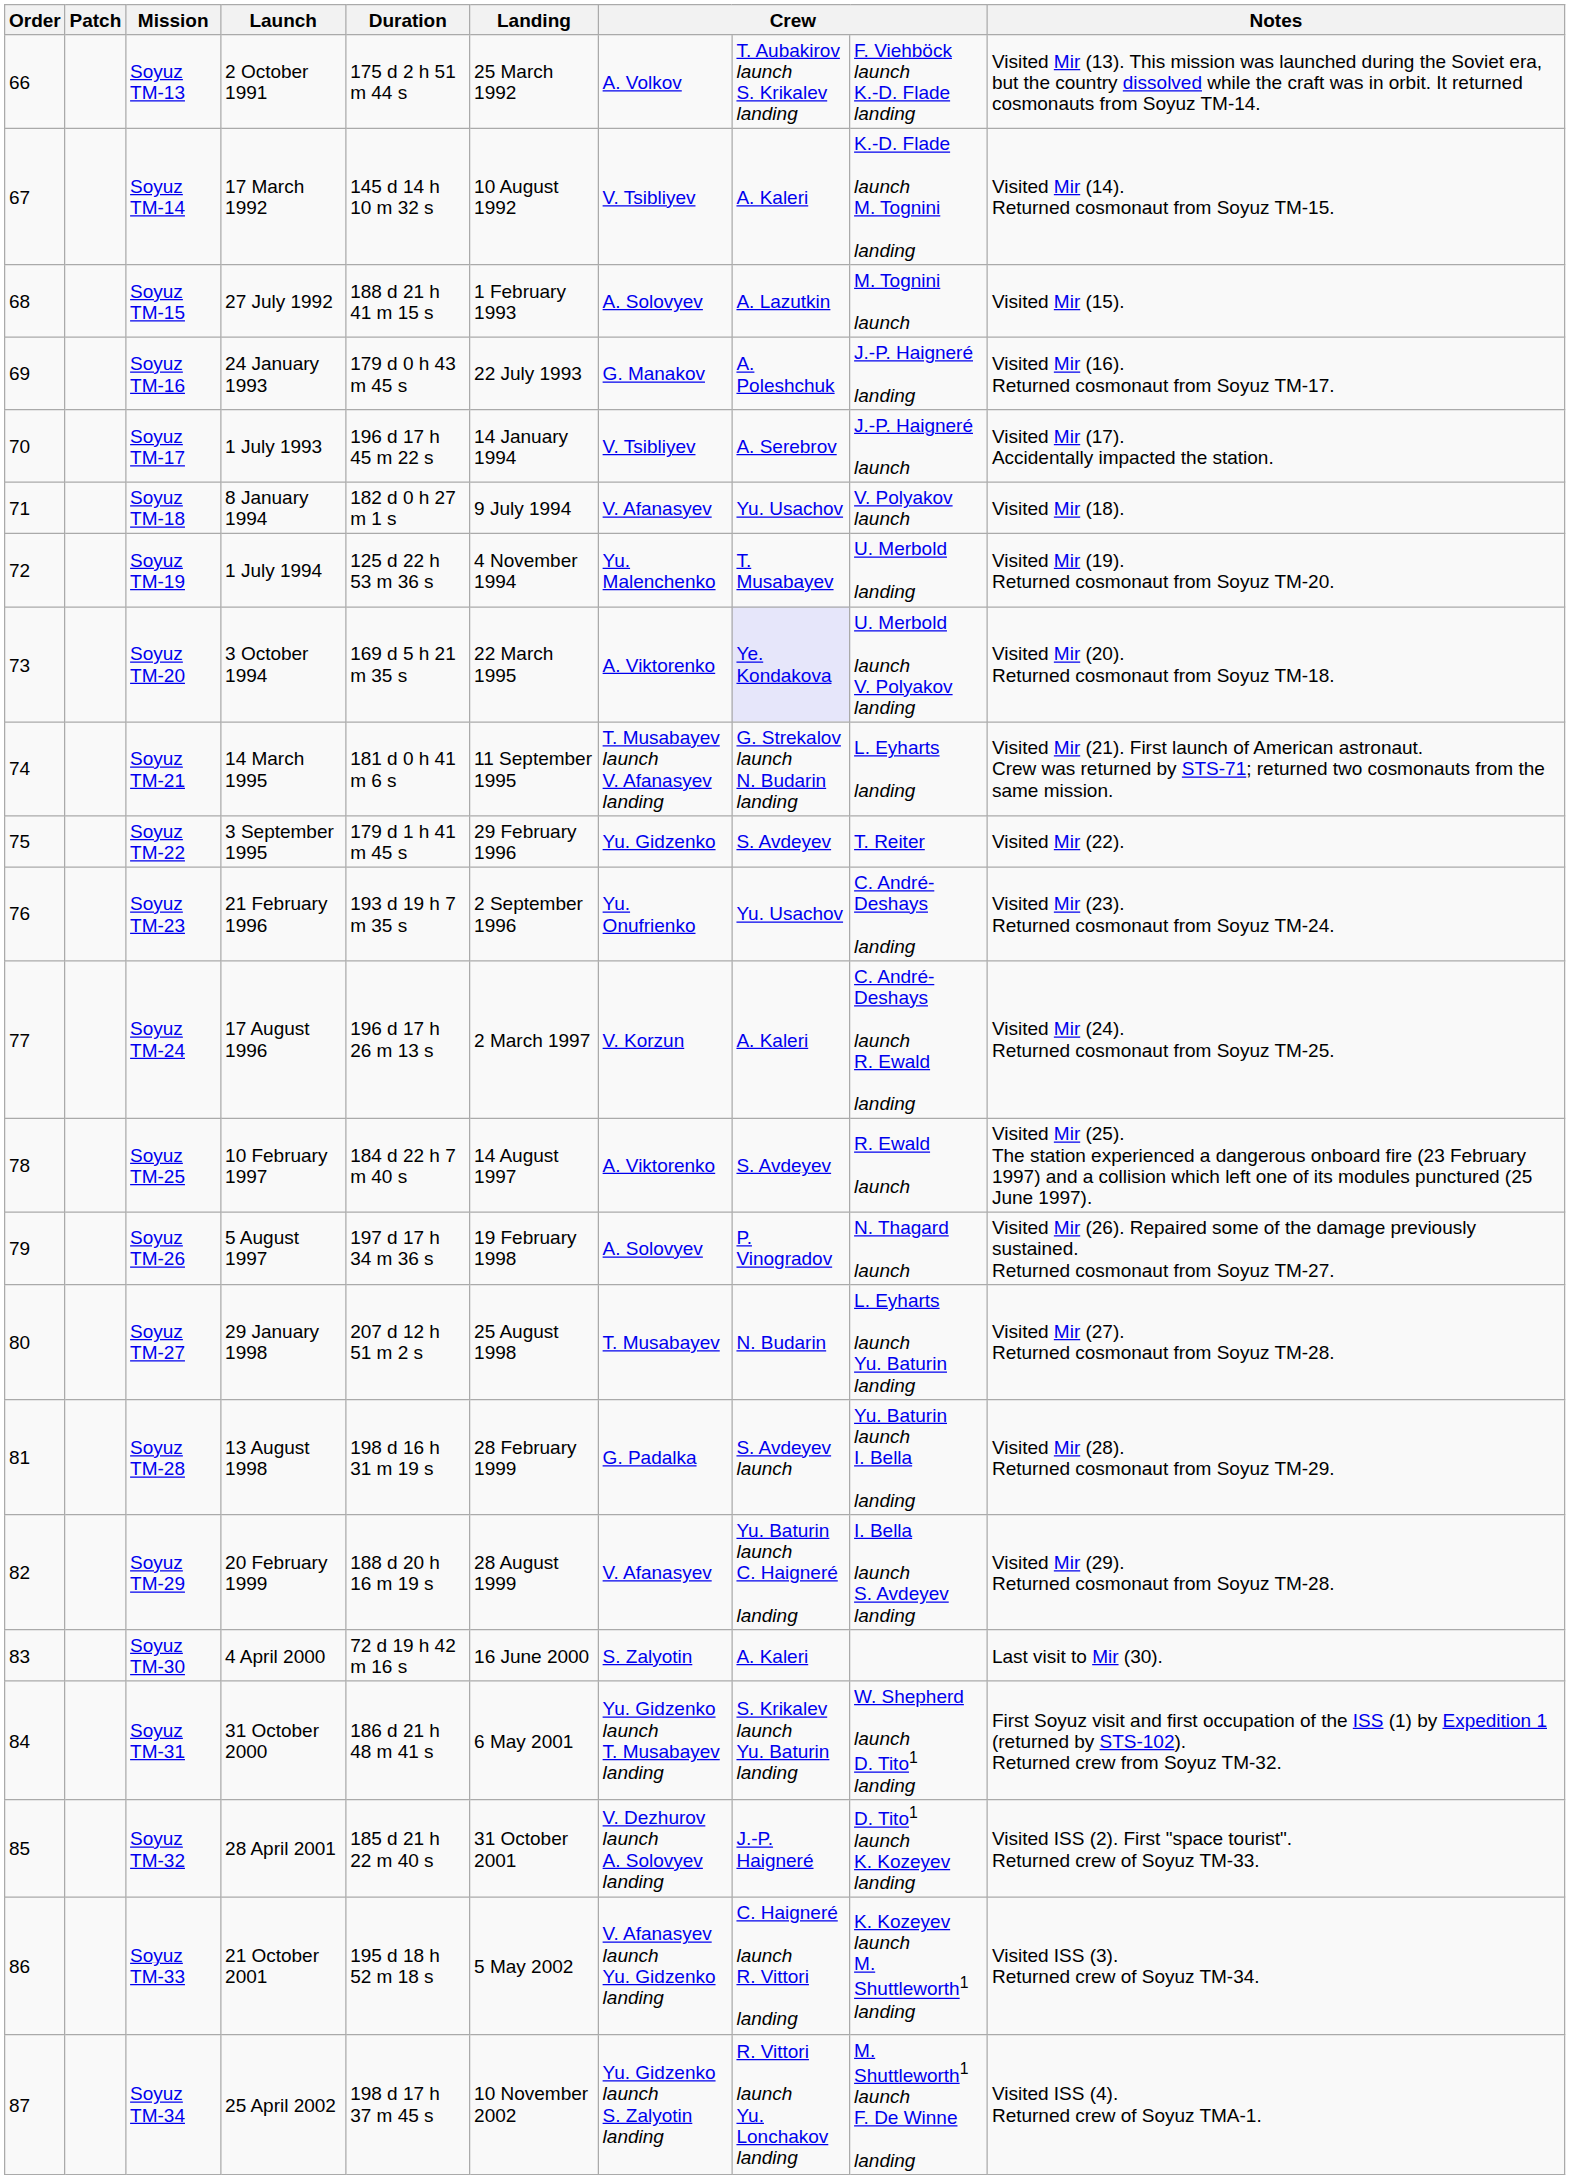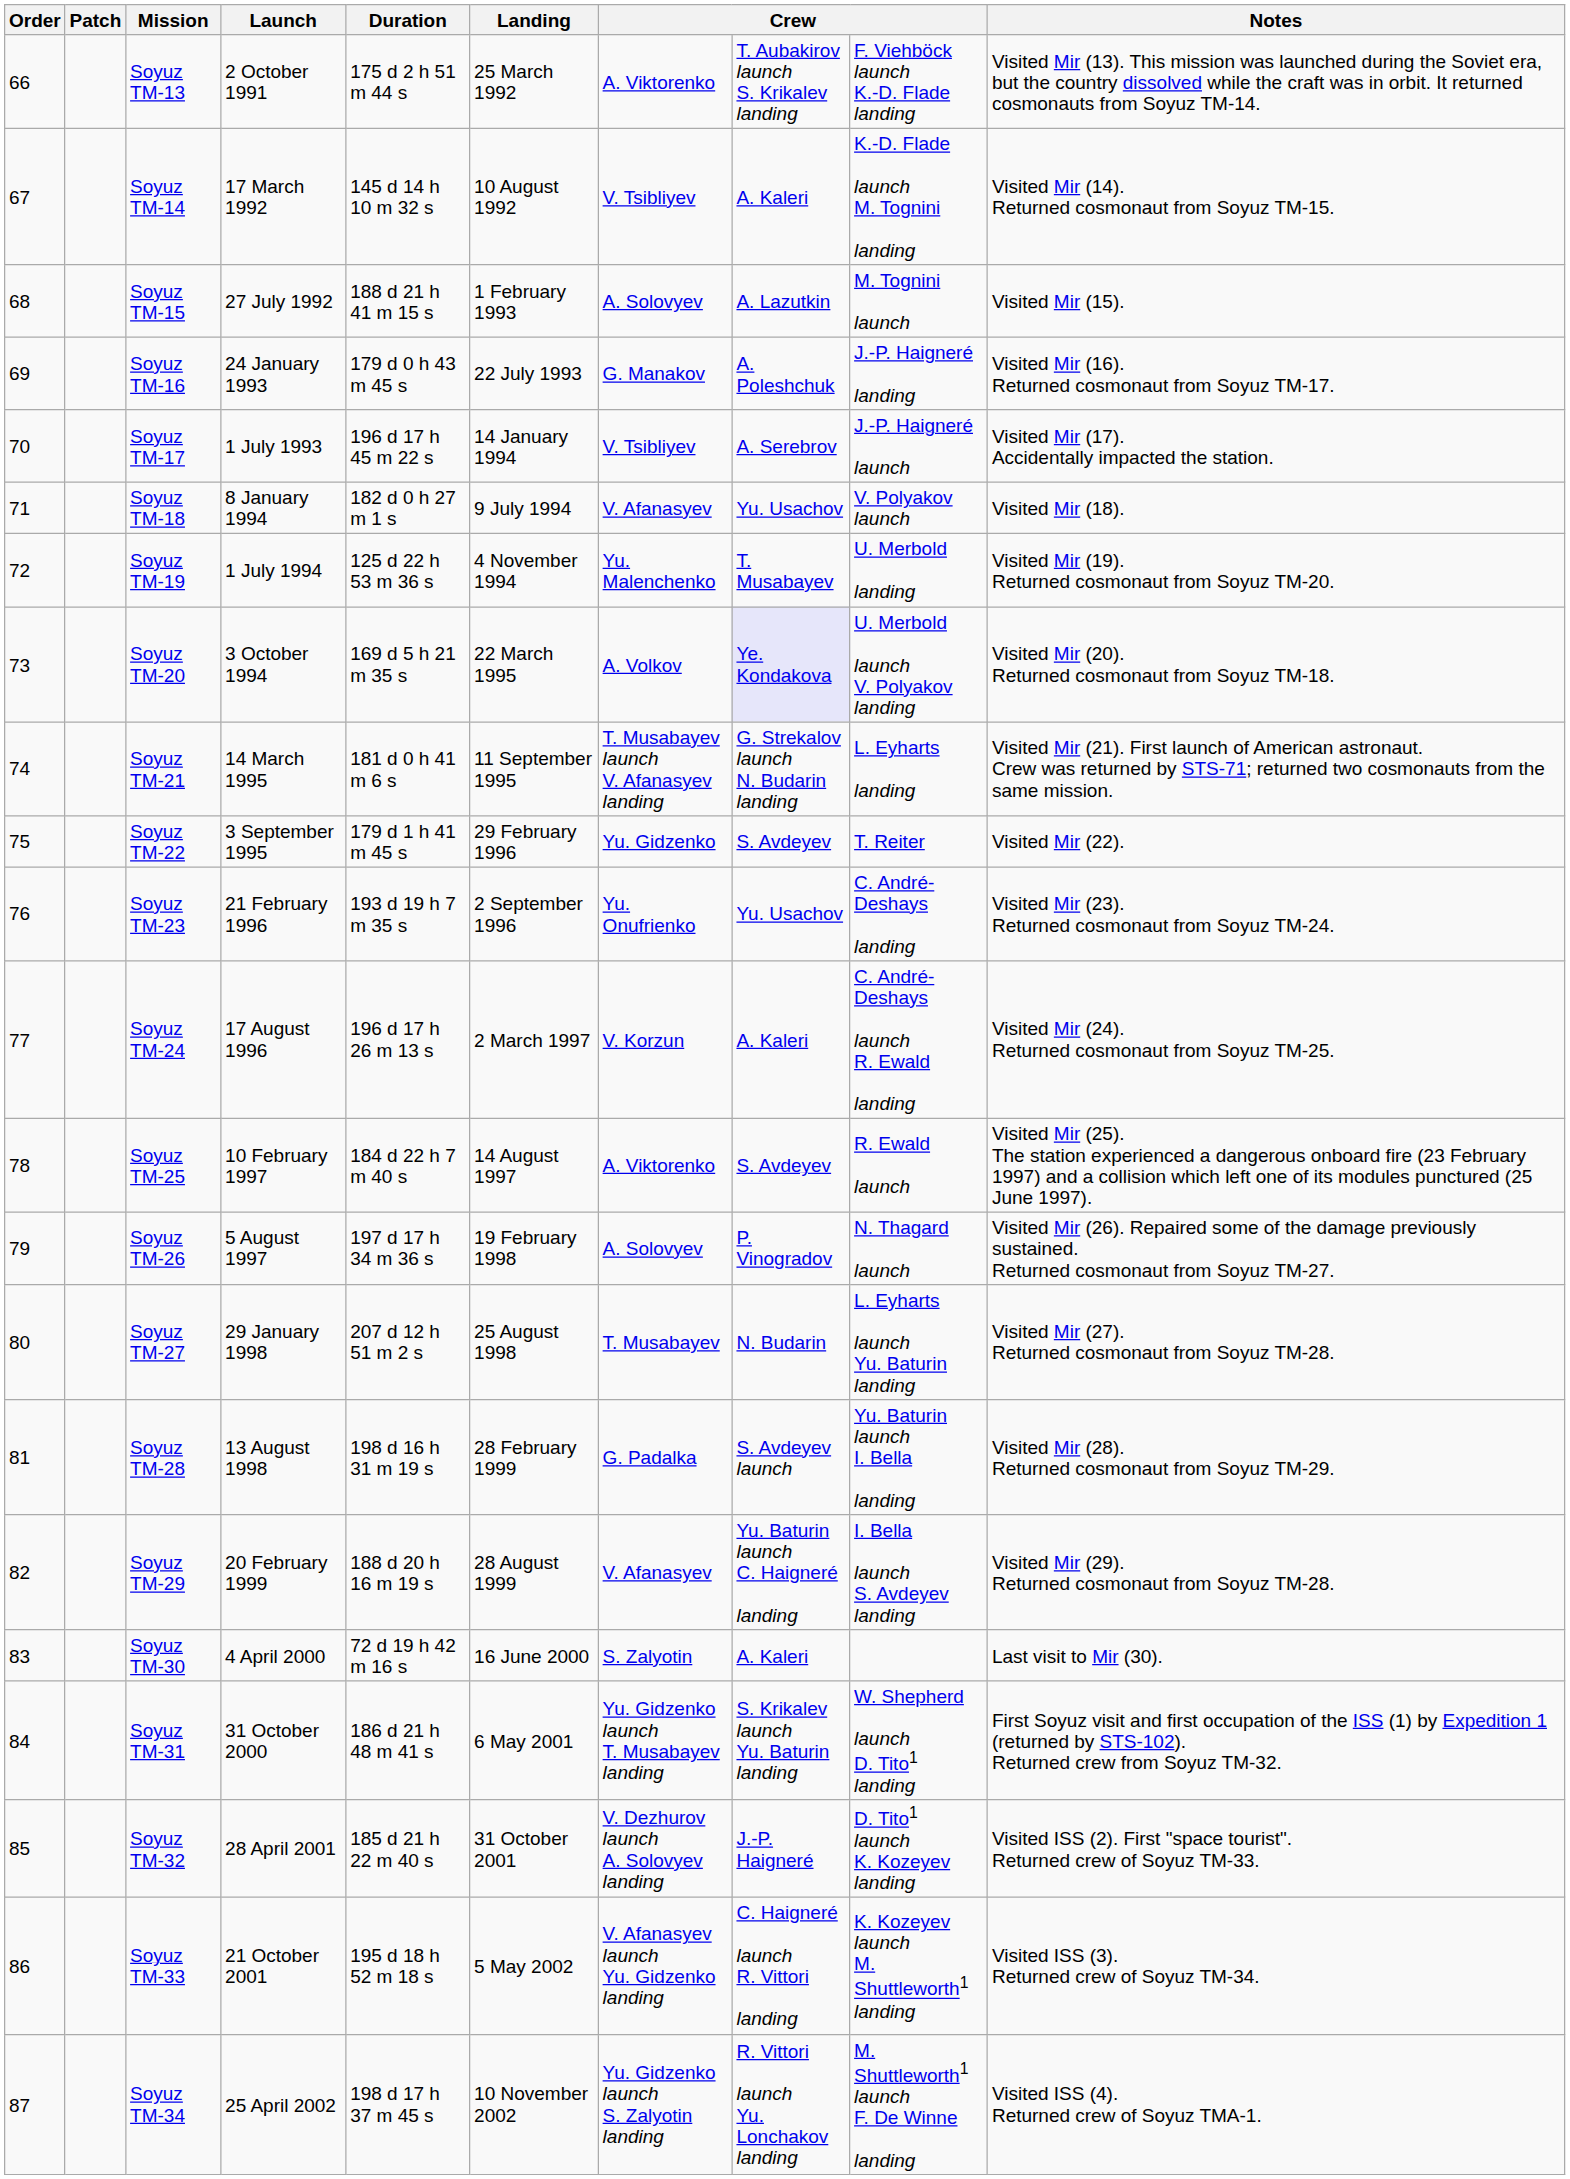(642, 82) A. Volkov -> (659, 82) A. Viktorenko
(659, 664) A. Viktorenko -> (642, 664) A. Volkov
